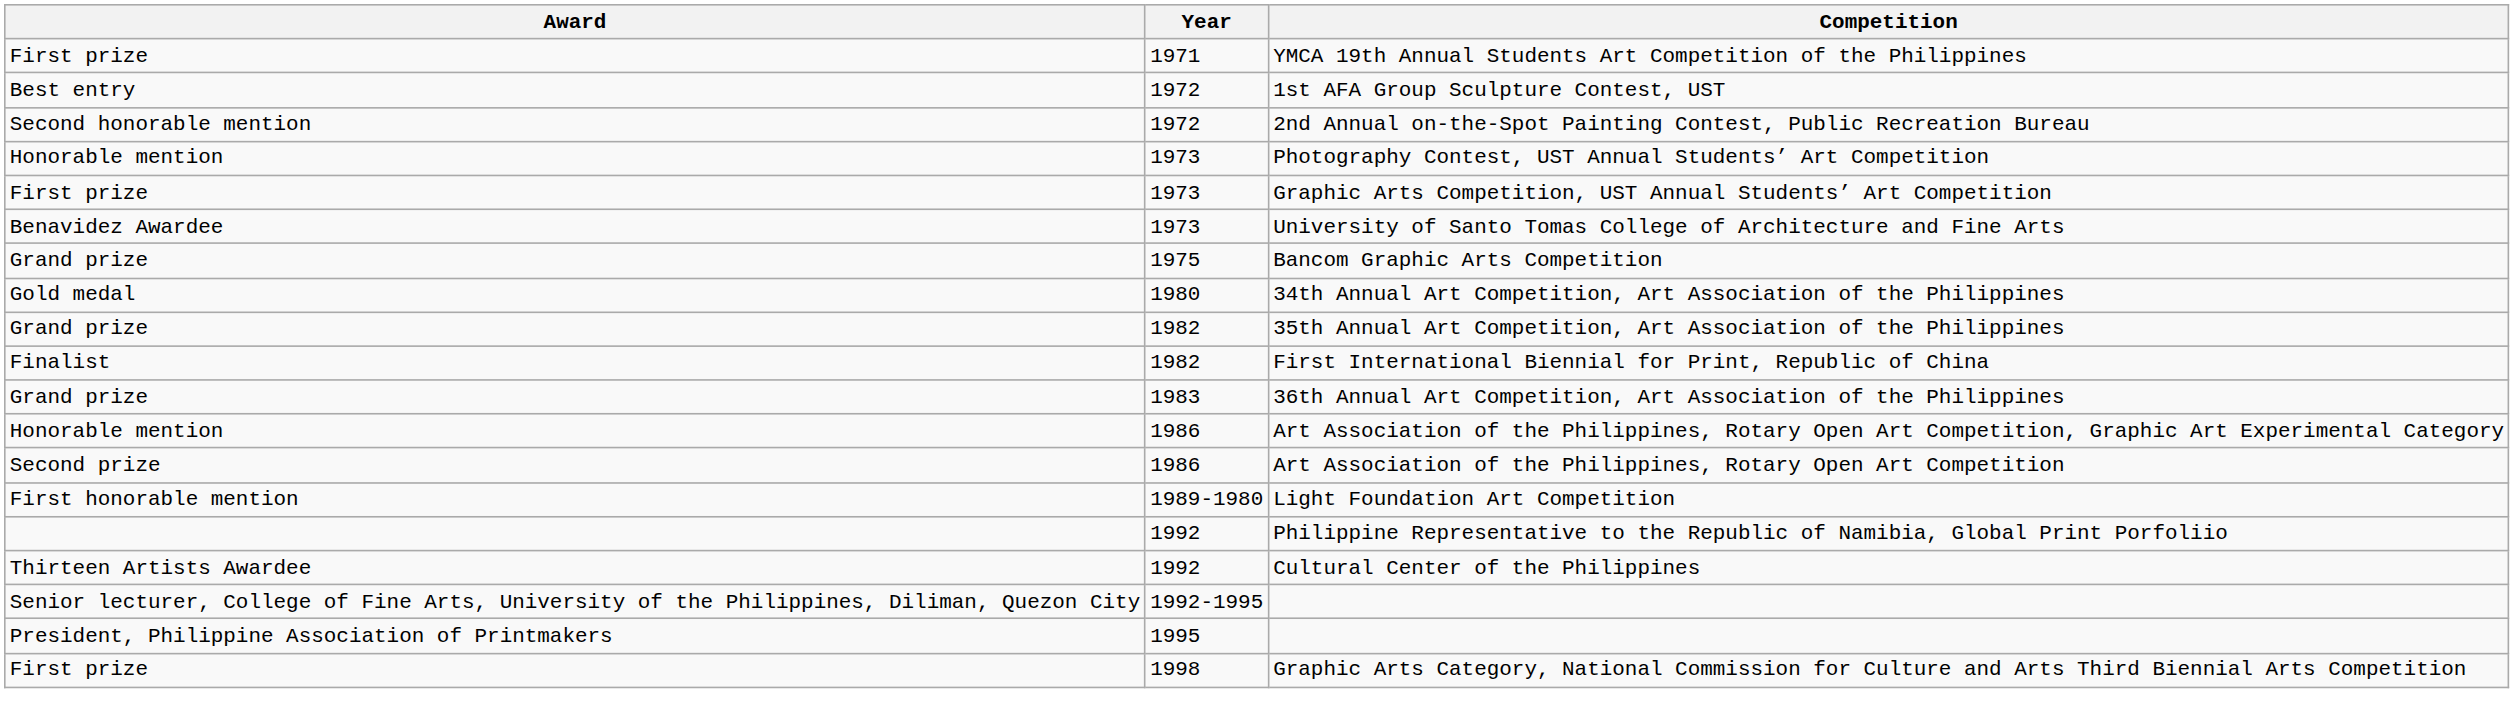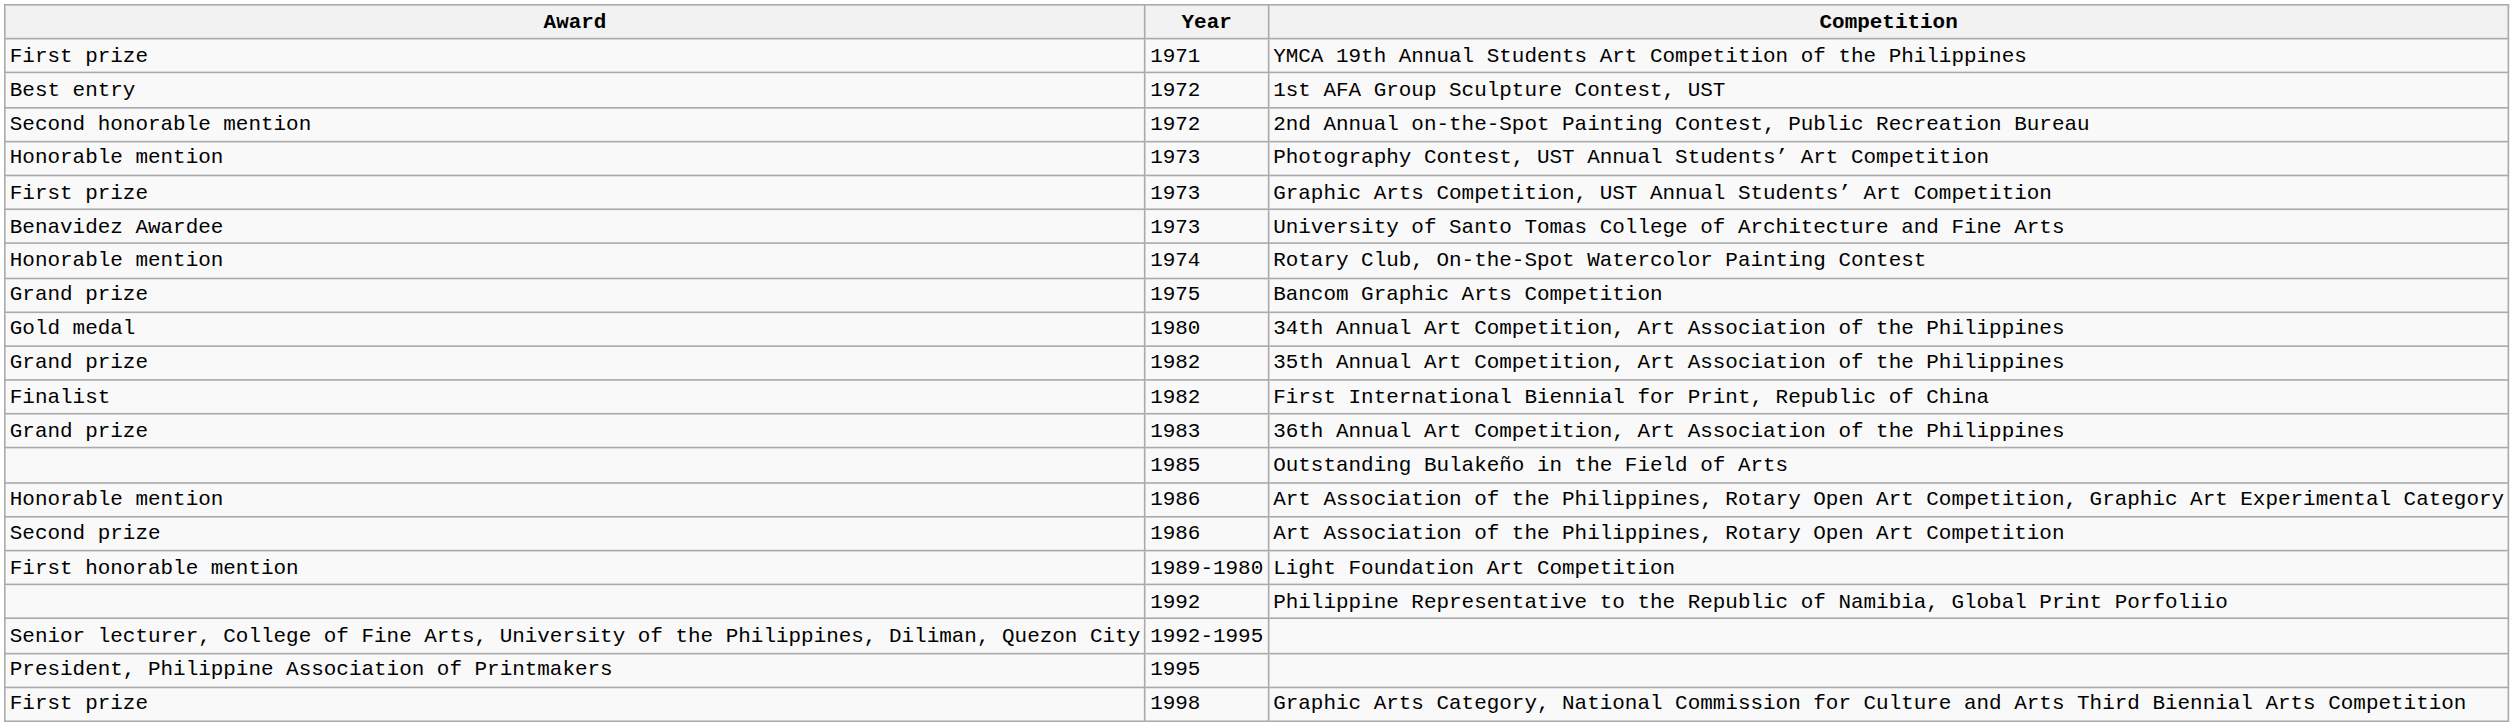+ row: (1175, 261)
+ row: (1175, 465)
- row: (1175, 568)
